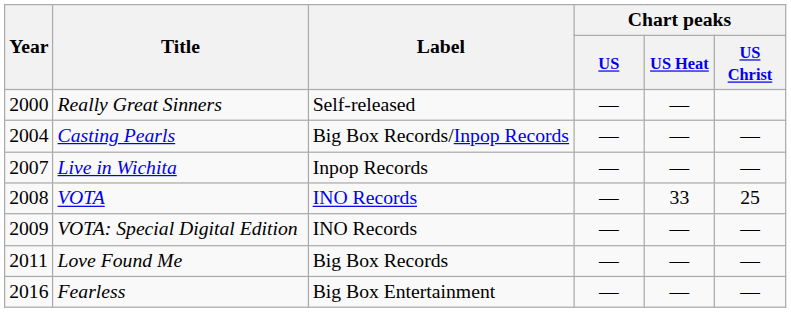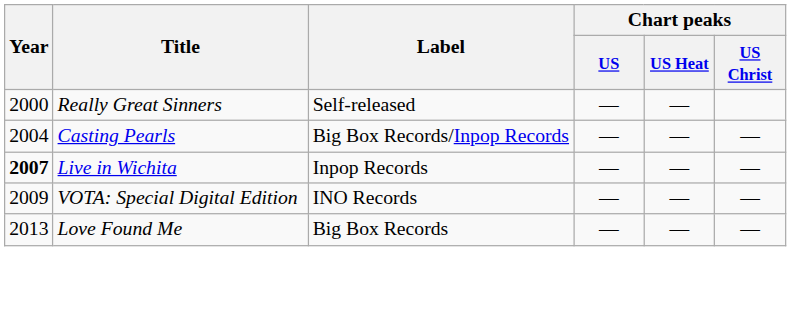(29, 167) normal -> (29, 167) bold
- row: (81, 198)
(28, 260) 2011 -> (29, 229) 2013
- row: (91, 291)
